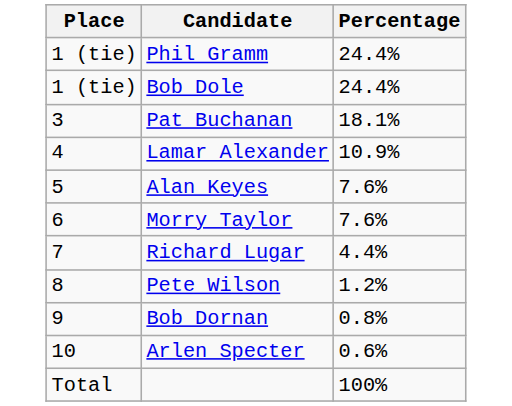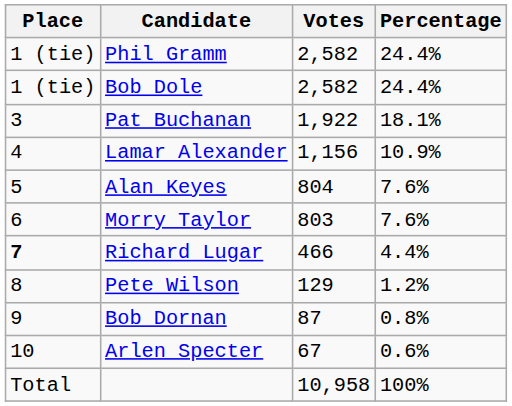+ column: (334, 21)
(58, 253) normal -> (16, 253) bold
